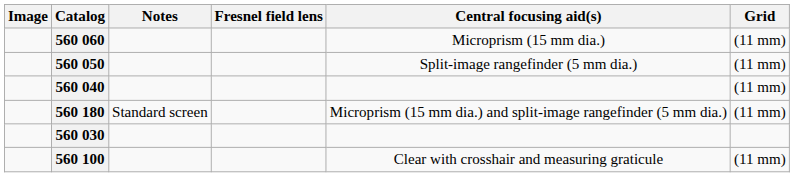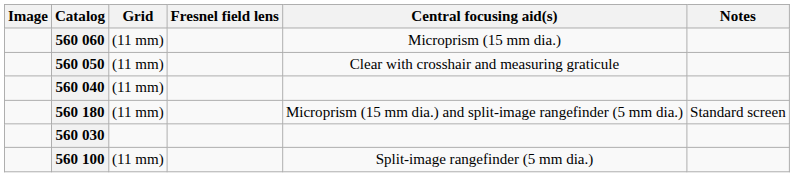columns swapped: (760, 16) <-> (160, 16)
(528, 64) Split-image rangefinder (5 mm dia.) -> (484, 64) Clear with crosshair and measuring graticule
(528, 159) Clear with crosshair and measuring graticule -> (484, 159) Split-image rangefinder (5 mm dia.)
